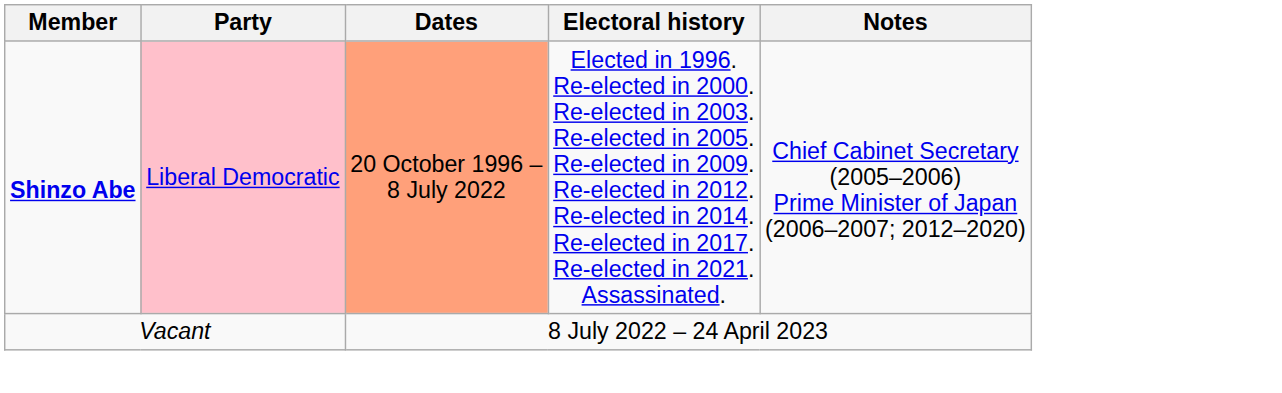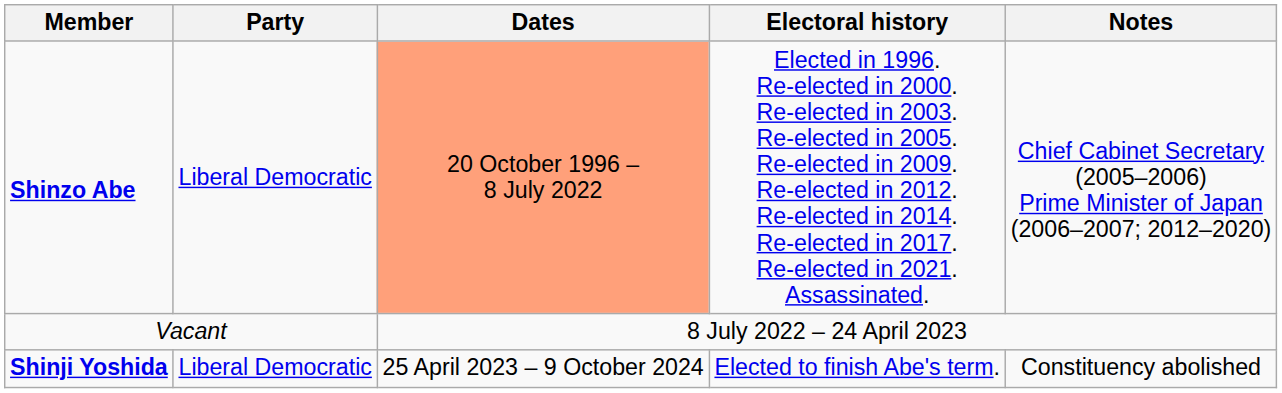(243, 177) pink background -> (275, 177) no background
+ row: (89, 368)
